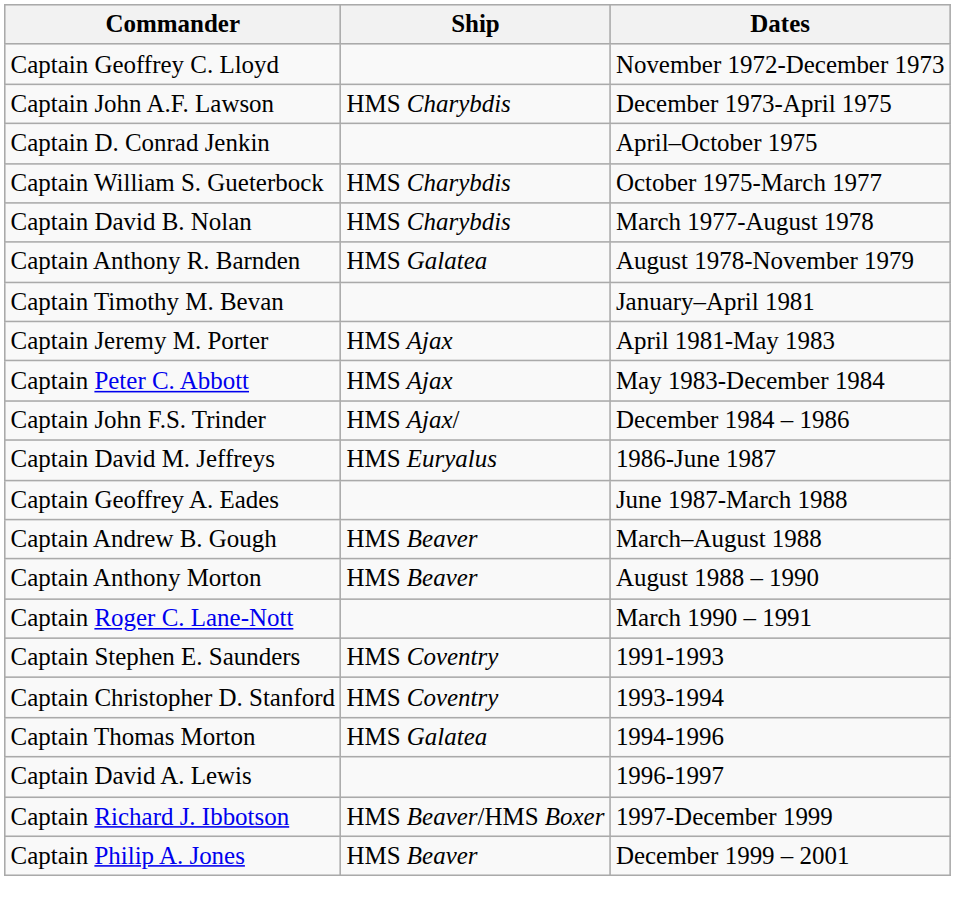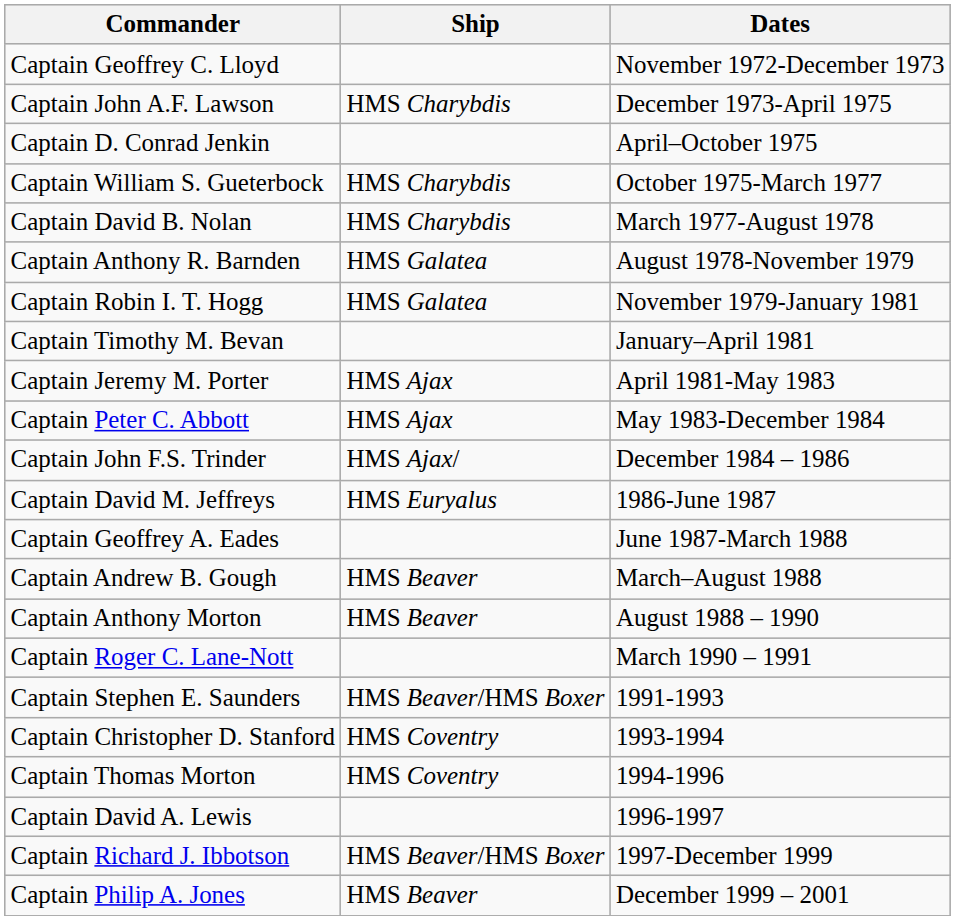+ row: (137, 301)
(422, 657) HMS Coventry -> (475, 697) HMS Beaver/HMS Boxer
(417, 736) HMS Galatea -> (422, 776) HMS Coventry
